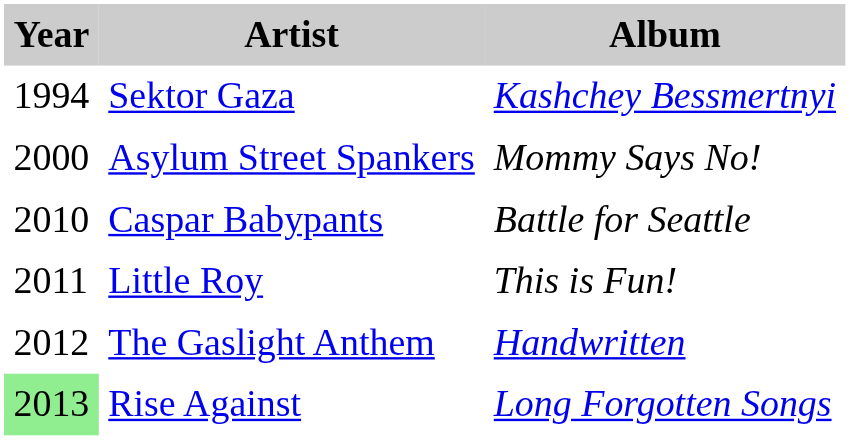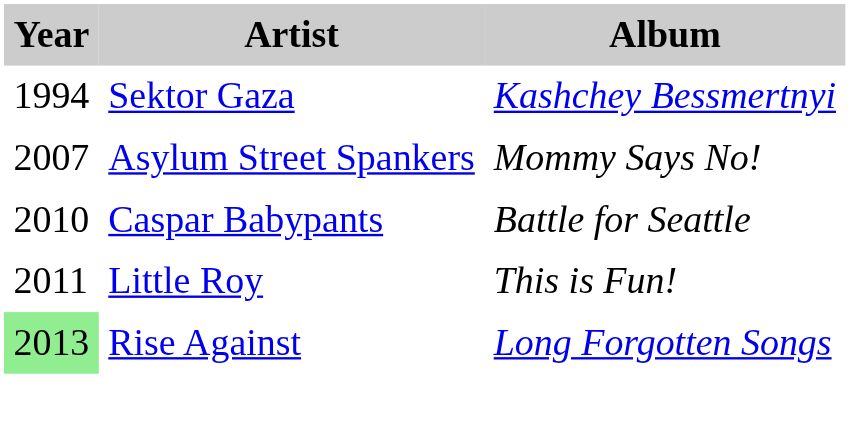(51, 157) 2000 -> (51, 157) 2007
- row: (272, 342)
